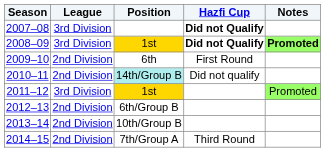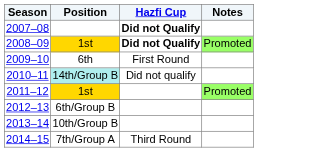- column: (83, 12)
(293, 44) bold -> (228, 44) normal
